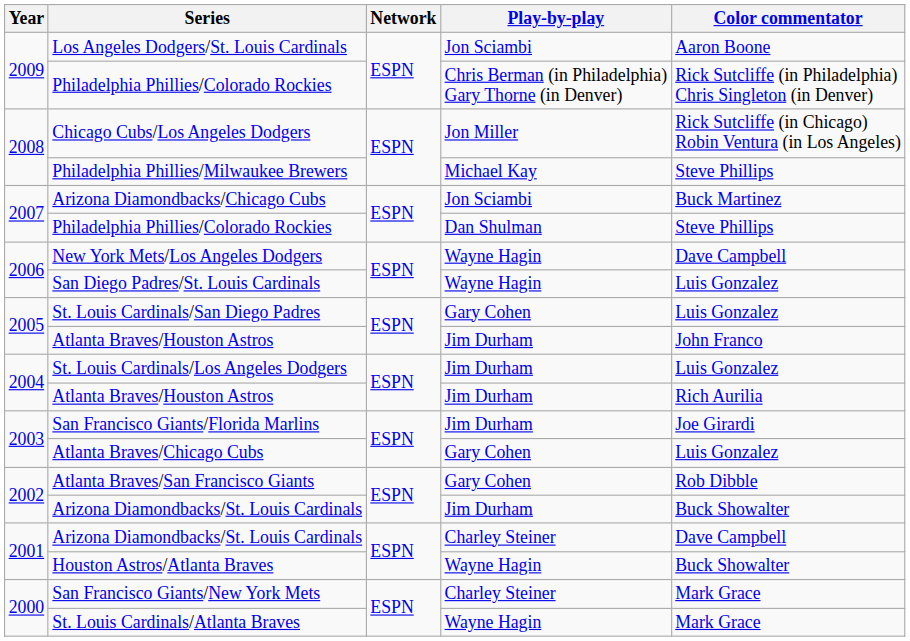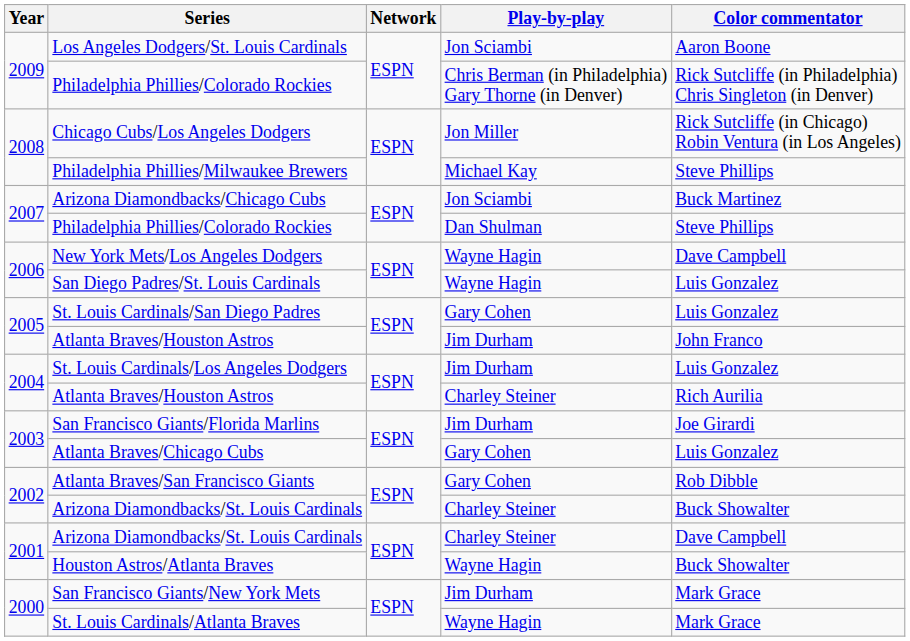(489, 396) Jim Durham -> (500, 396) Charley Steiner
(489, 509) Jim Durham -> (500, 509) Charley Steiner
(500, 593) Charley Steiner -> (489, 593) Jim Durham
